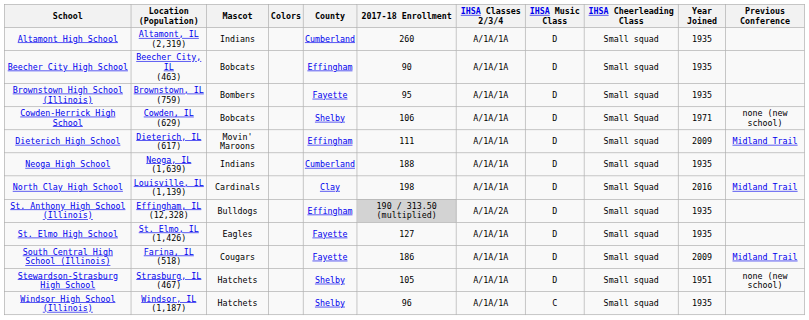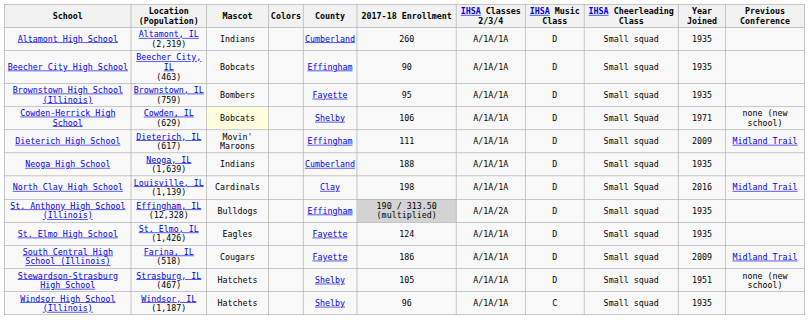(238, 118) no background -> (238, 118) lightyellow background
(407, 234) 127 -> (407, 234) 124
